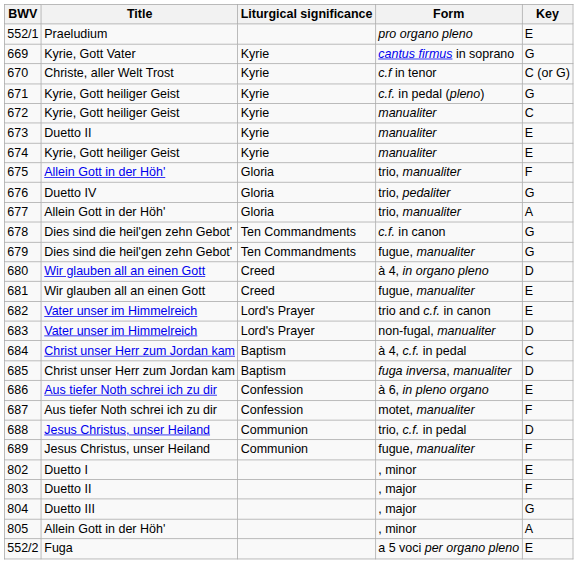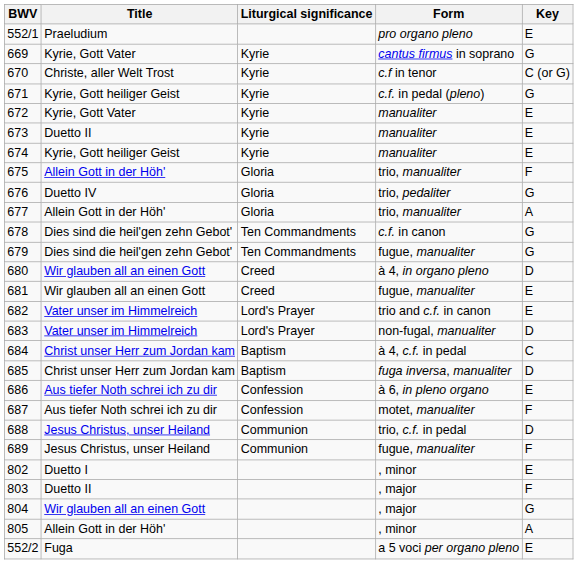(112, 113) Kyrie, Gott heiliger Geist -> (90, 113) Kyrie, Gott Vater
(529, 113) C -> (529, 113) E
(70, 509) Duetto III -> (125, 509) Wir glauben all an einen Gott
